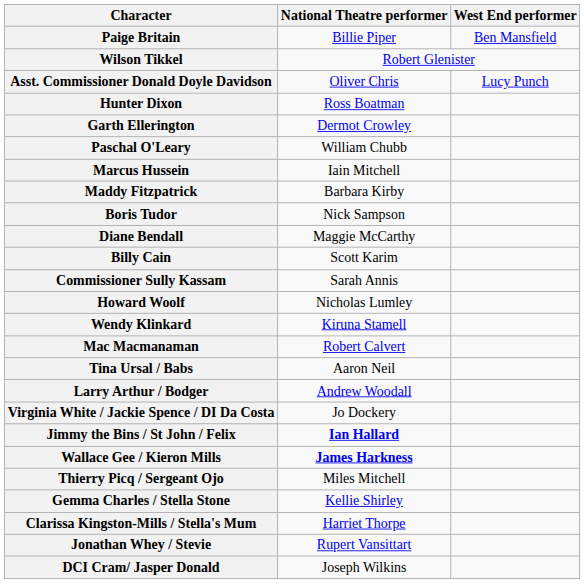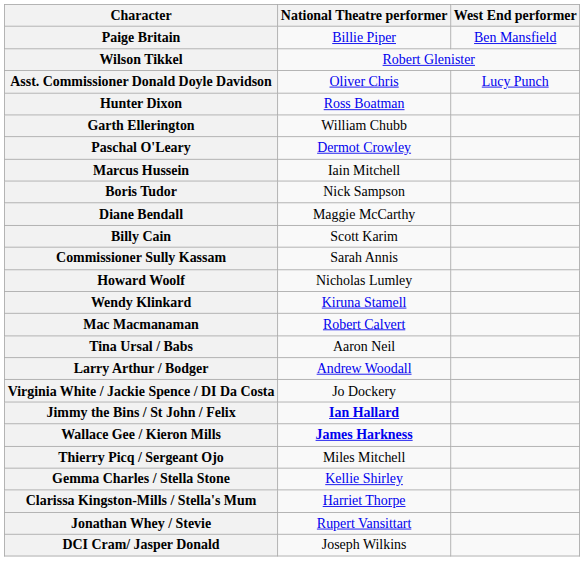(364, 125) Dermot Crowley -> (364, 125) William Chubb
(364, 147) William Chubb -> (364, 147) Dermot Crowley
- row: (141, 192)
